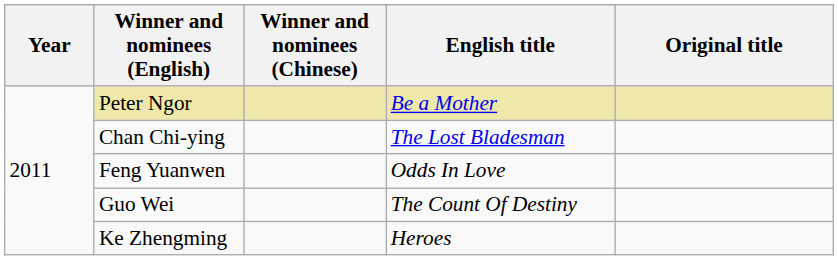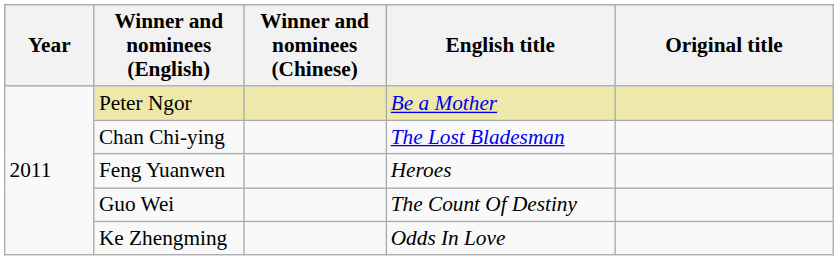(448, 170) Odds In Love -> (421, 170) Heroes
(421, 237) Heroes -> (448, 237) Odds In Love
